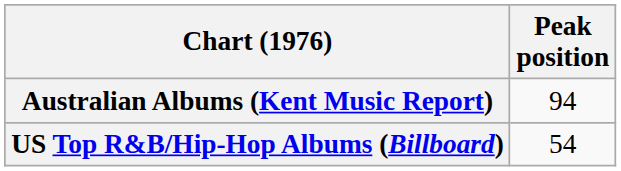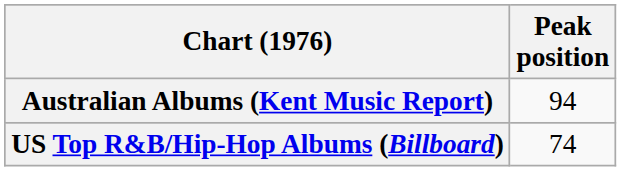(563, 143) 54 -> (563, 143) 74
